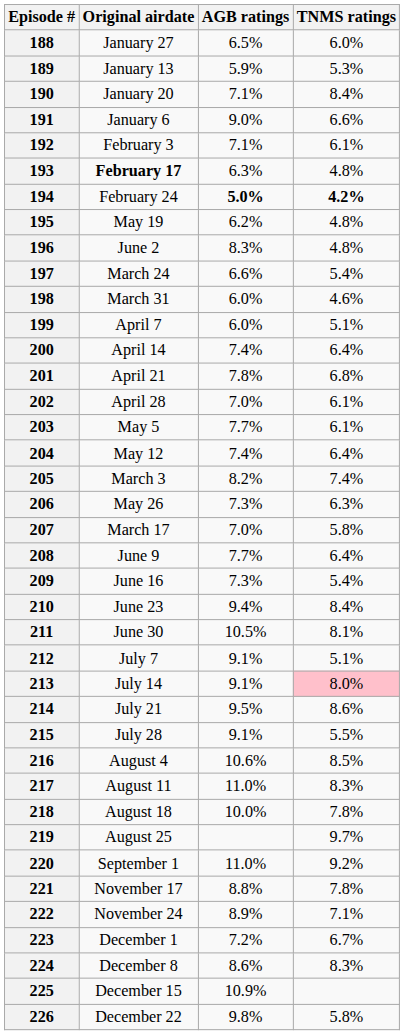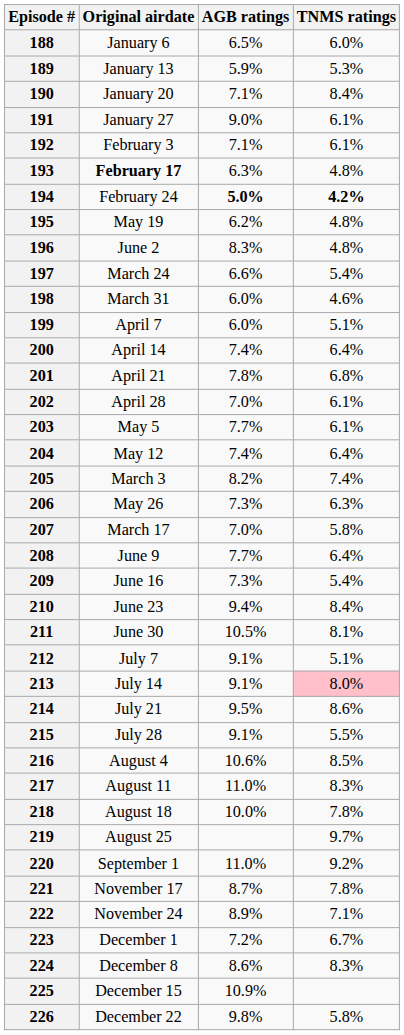(138, 42) January 27 -> (138, 42) January 6
(138, 119) January 6 -> (138, 119) January 27
(346, 119) 6.6% -> (346, 119) 6.1%
(246, 888) 8.8% -> (246, 888) 8.7%
